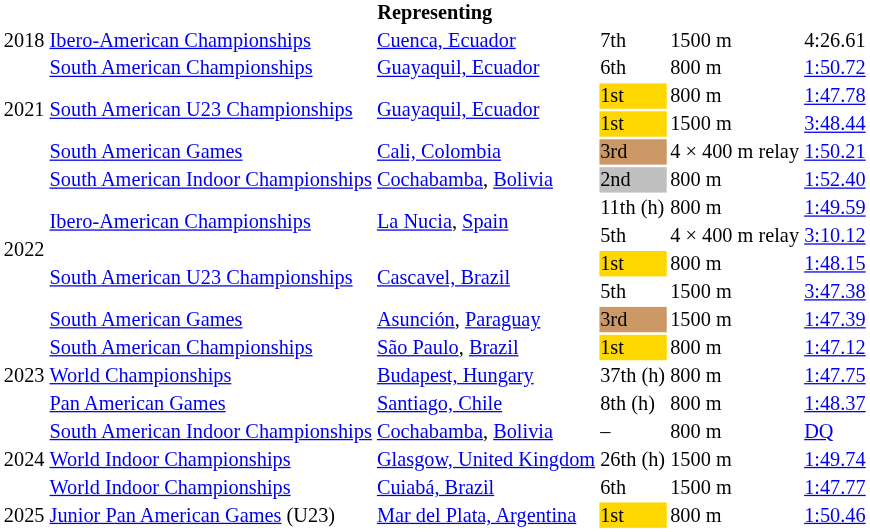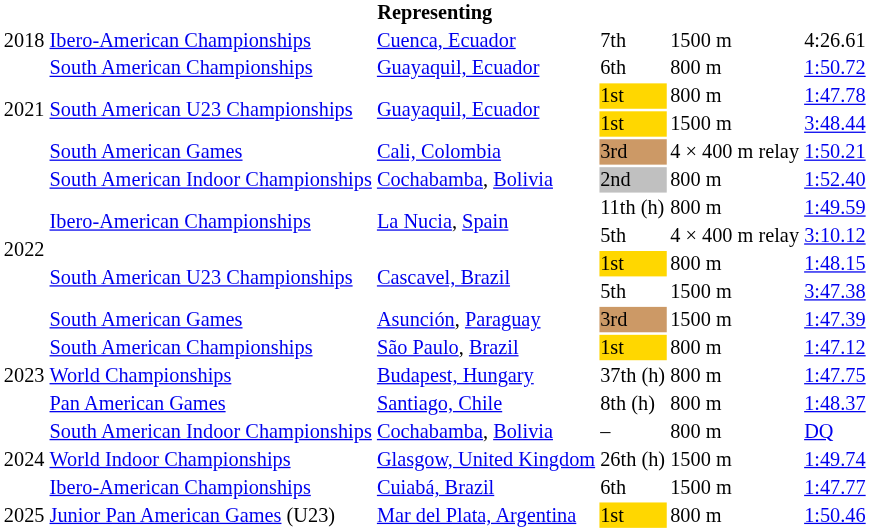(170, 487) World Indoor Championships -> (180, 487) Ibero-American Championships
